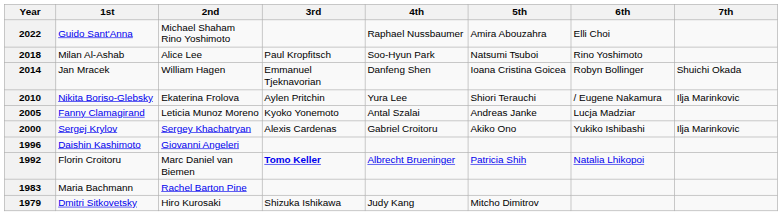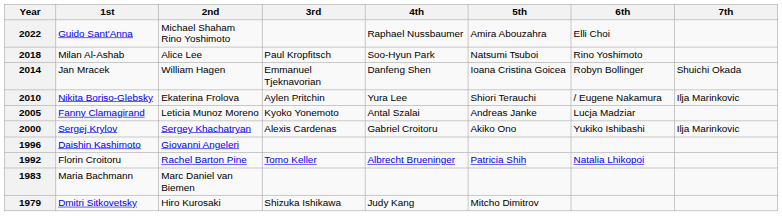(197, 166) Marc Daniel van Biemen -> (204, 160) Rachel Barton Pine
(293, 160) bold -> (290, 160) normal
(204, 187) Rachel Barton Pine -> (197, 181) Marc Daniel van Biemen
